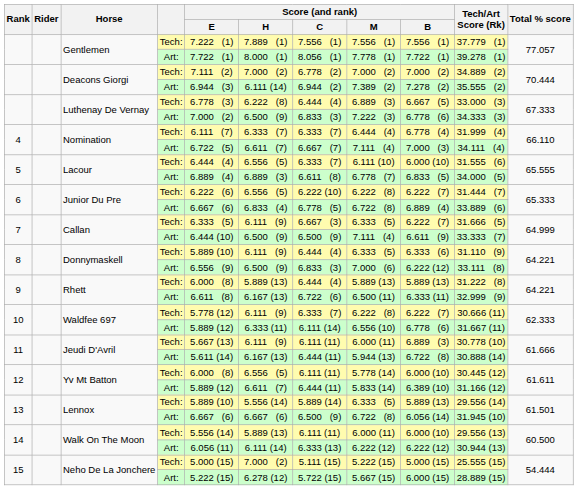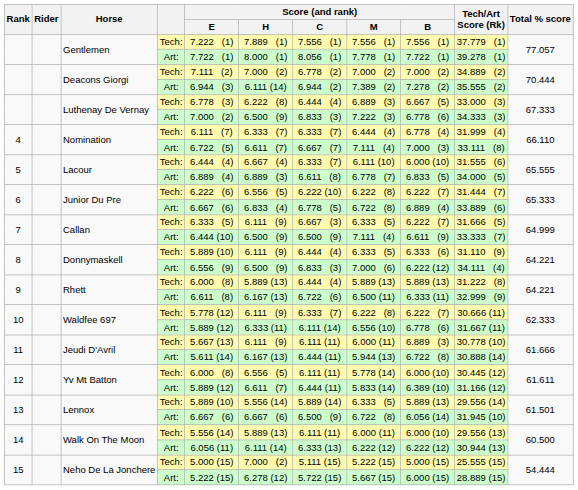(481, 147) 34.111 (4) -> (481, 147) 33.111 (8)
(266, 162) 6.556 (5) -> (266, 162) 6.667 (4)
(481, 267) 33.111 (8) -> (481, 267) 34.111 (4)
